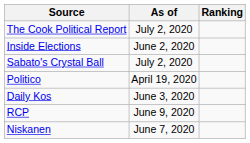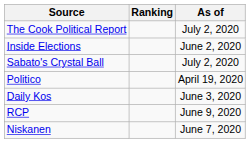columns swapped: (222, 12) <-> (164, 12)
